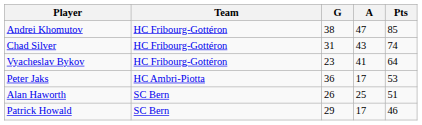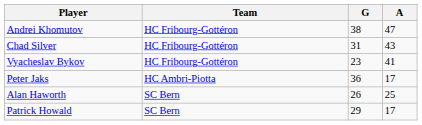- column: (401, 12)
